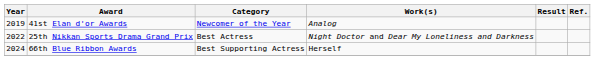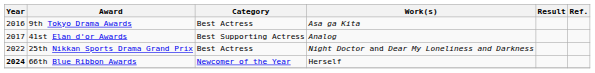+ row: (80, 23)
(16, 23) 2019 -> (16, 36) 2017
(244, 23) Newcomer of the Year -> (251, 36) Best Supporting Actress
(16, 49) normal -> (16, 62) bold
(251, 49) Best Supporting Actress -> (244, 62) Newcomer of the Year
